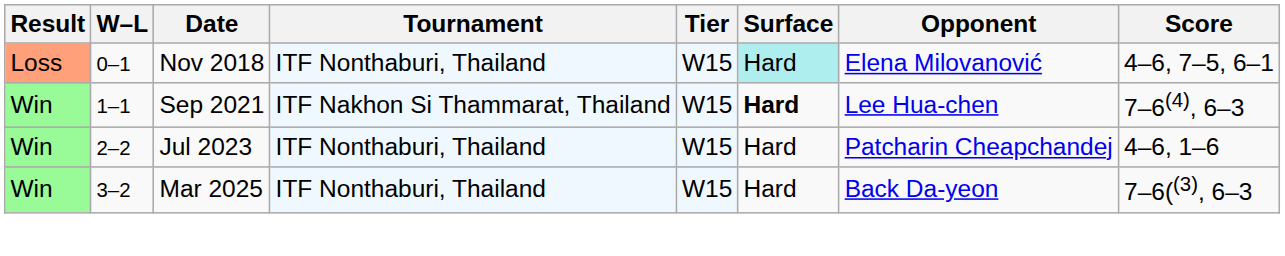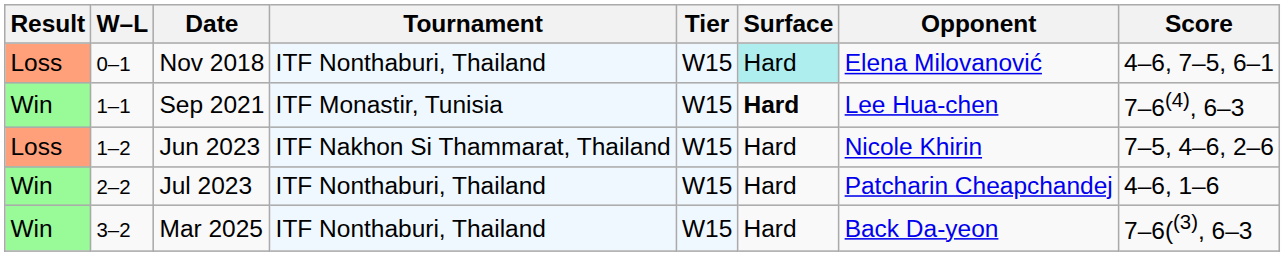(473, 104) ITF Nakhon Si Thammarat, Thailand -> (389, 104) ITF Monastir, Tunisia
+ row: (210, 147)
